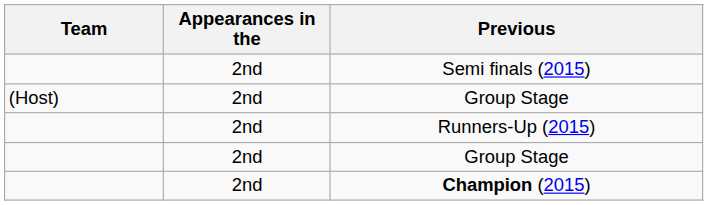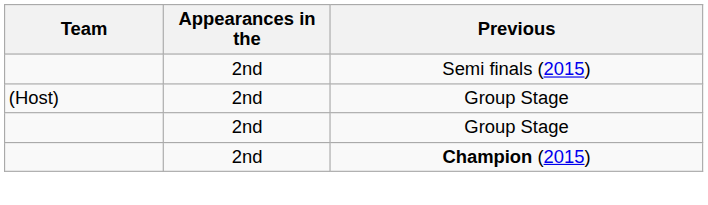- row: (84, 127)
